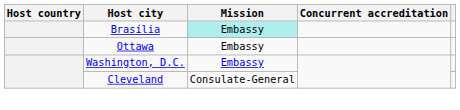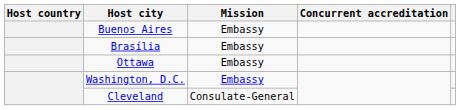+ row: (135, 30)
(242, 30) paleturquoise background -> (242, 46) no background
